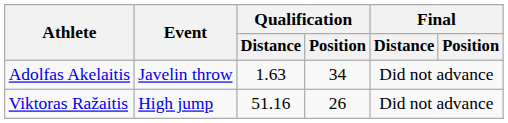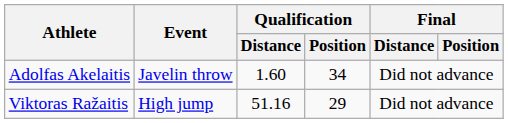(271, 75) 1.63 -> (271, 75) 1.60
(337, 103) 26 -> (337, 103) 29
